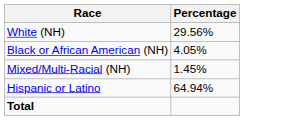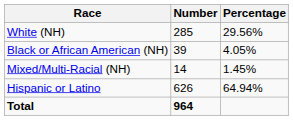+ column: (195, 13)
